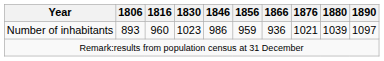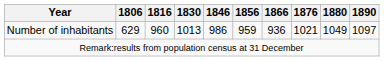(130, 30) 893 -> (130, 30) 629
(189, 30) 1023 -> (189, 30) 1013
(335, 30) 1039 -> (335, 30) 1049
